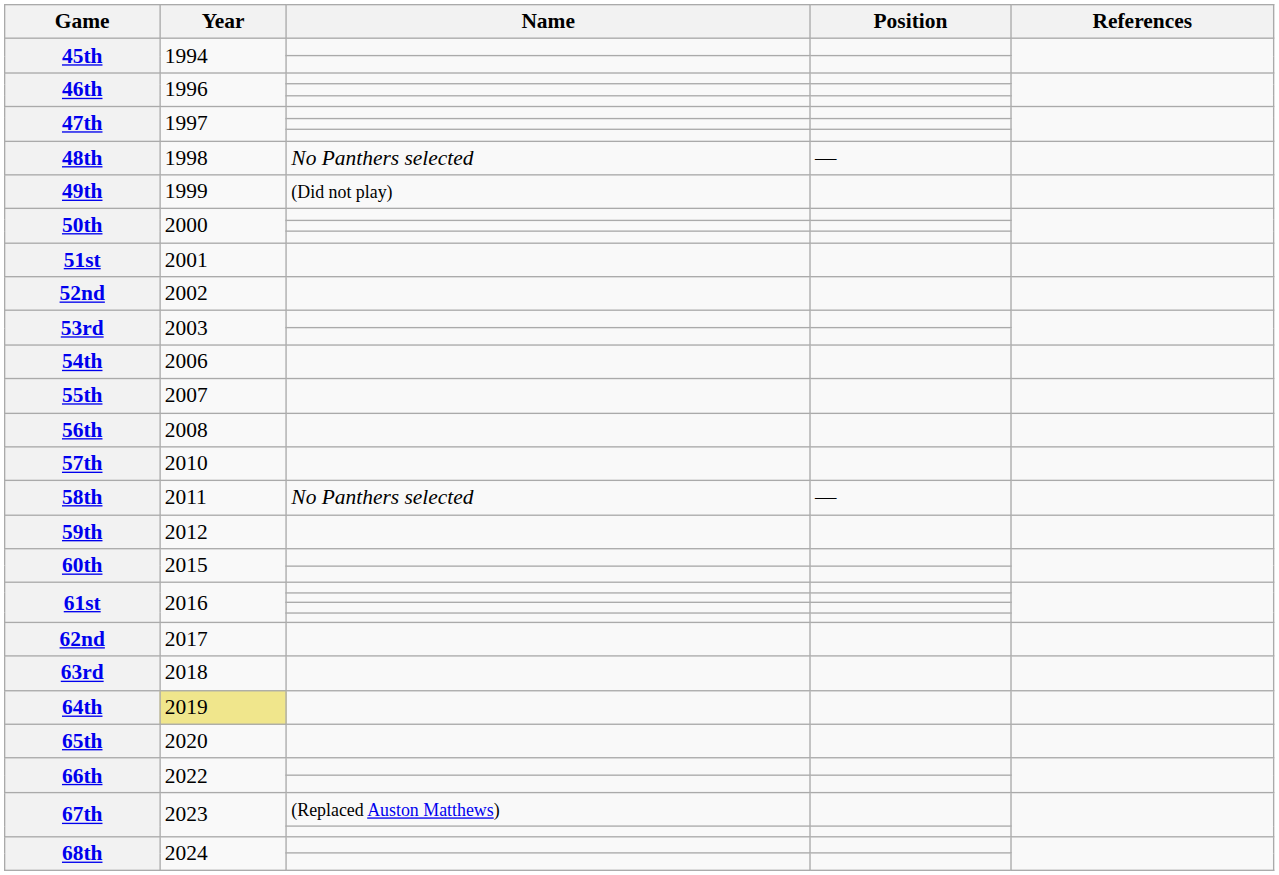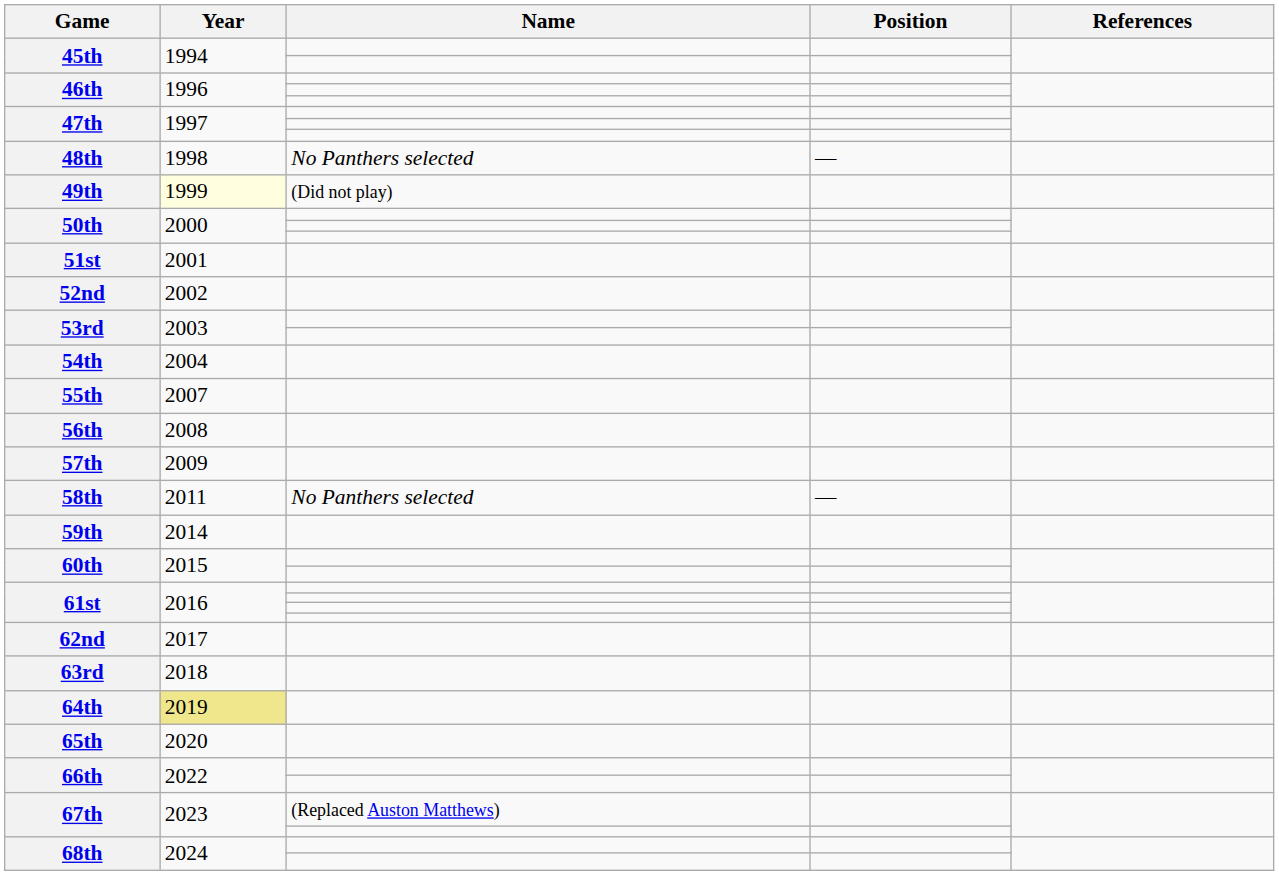(186, 191) no background -> (186, 191) lightyellow background
(186, 361) 2006 -> (186, 361) 2004
(186, 463) 2010 -> (186, 463) 2009
(186, 531) 2012 -> (186, 531) 2014
